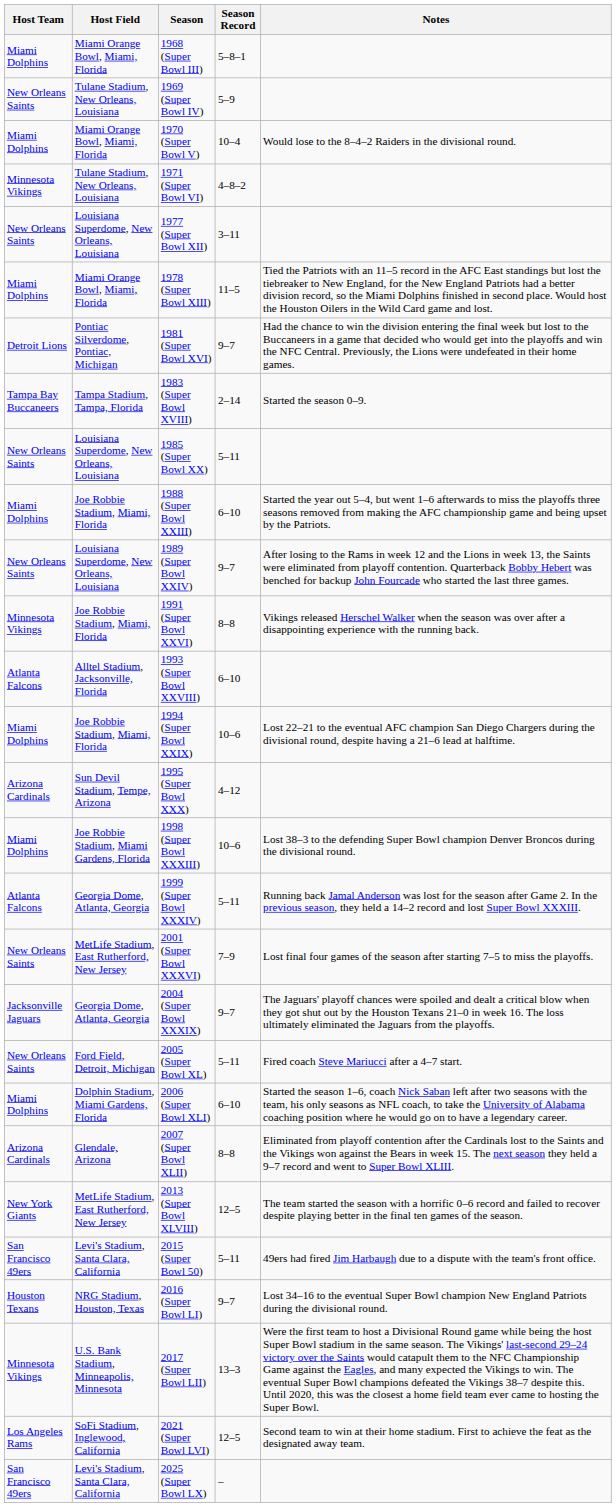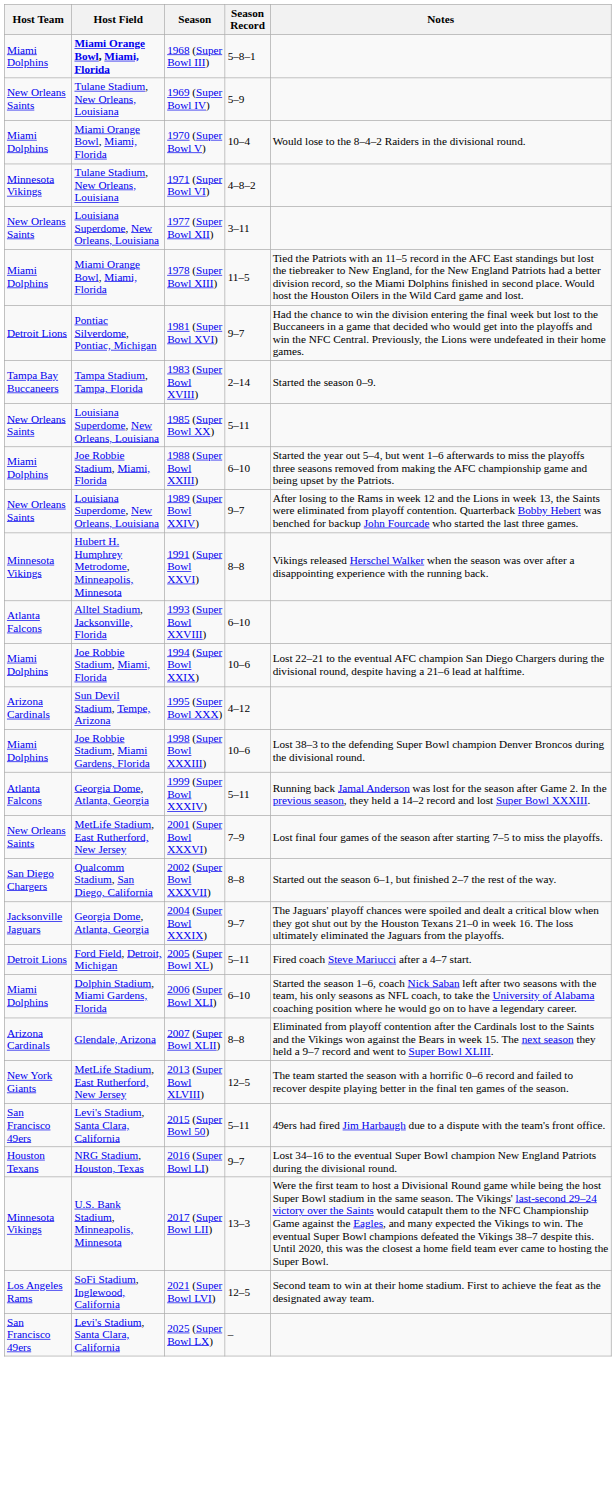(108, 56) normal -> (110, 56) bold
(112, 623) Joe Robbie Stadium, Miami, Florida -> (104, 566) Hubert H. Humphrey Metrodome, Minneapolis, Minnesota
+ row: (195, 880)
(36, 1061) New Orleans Saints -> (37, 959) Detroit Lions
